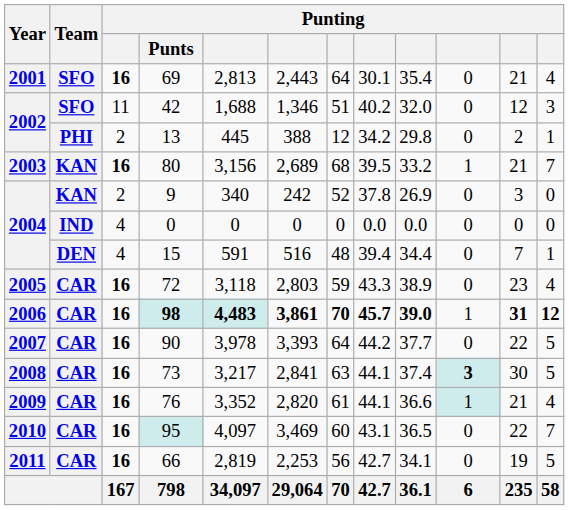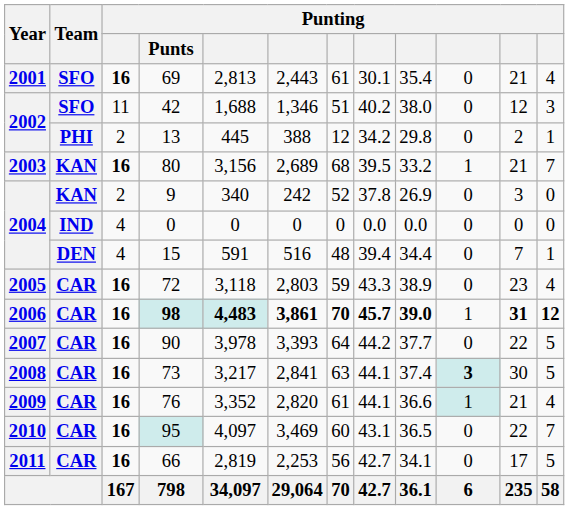(340, 78) 64 -> (340, 78) 61
(416, 107) 32.0 -> (416, 107) 38.0
(519, 460) 19 -> (519, 460) 17
